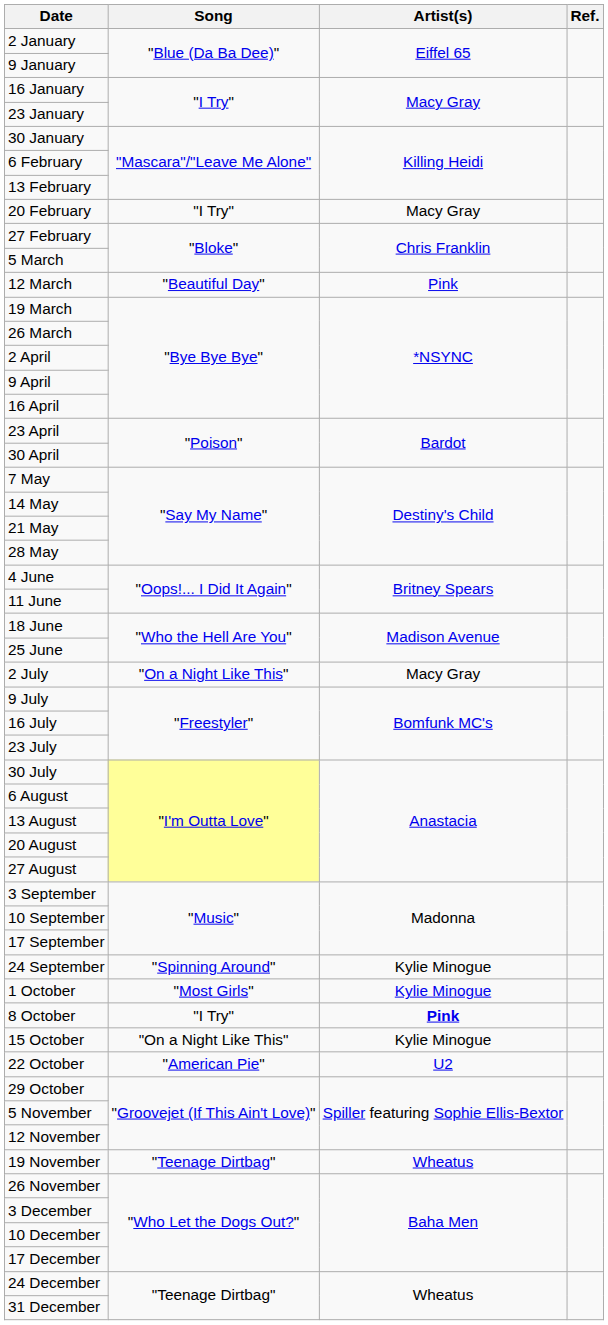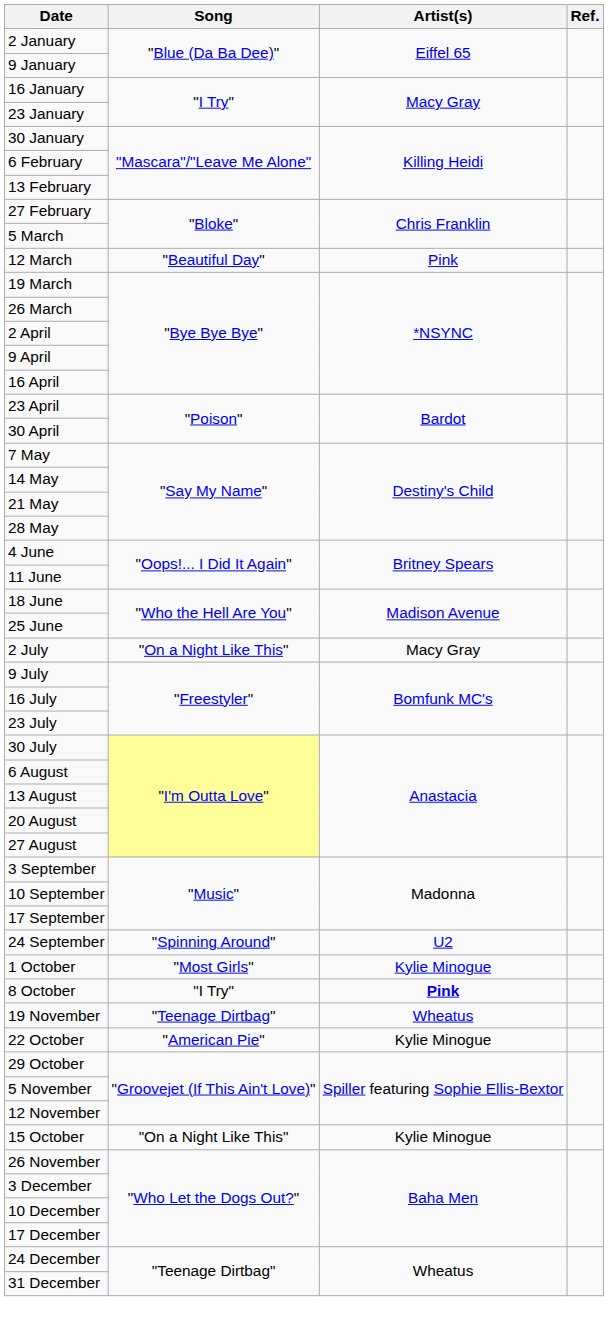- row: (49, 211)
(443, 966) Kylie Minogue -> (443, 942) U2
rows swapped: (46, 1039) <-> (54, 1161)
(443, 1064) U2 -> (443, 1039) Kylie Minogue
